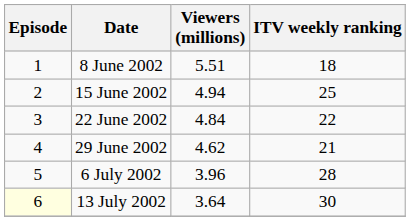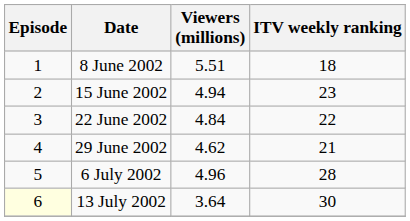(327, 92) 25 -> (327, 92) 23
(210, 174) 3.96 -> (210, 174) 4.96
